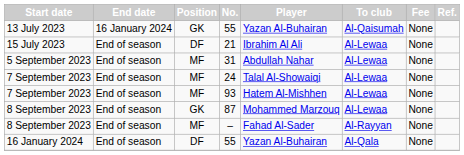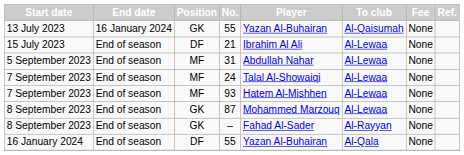(197, 126) MF -> (197, 126) GK
